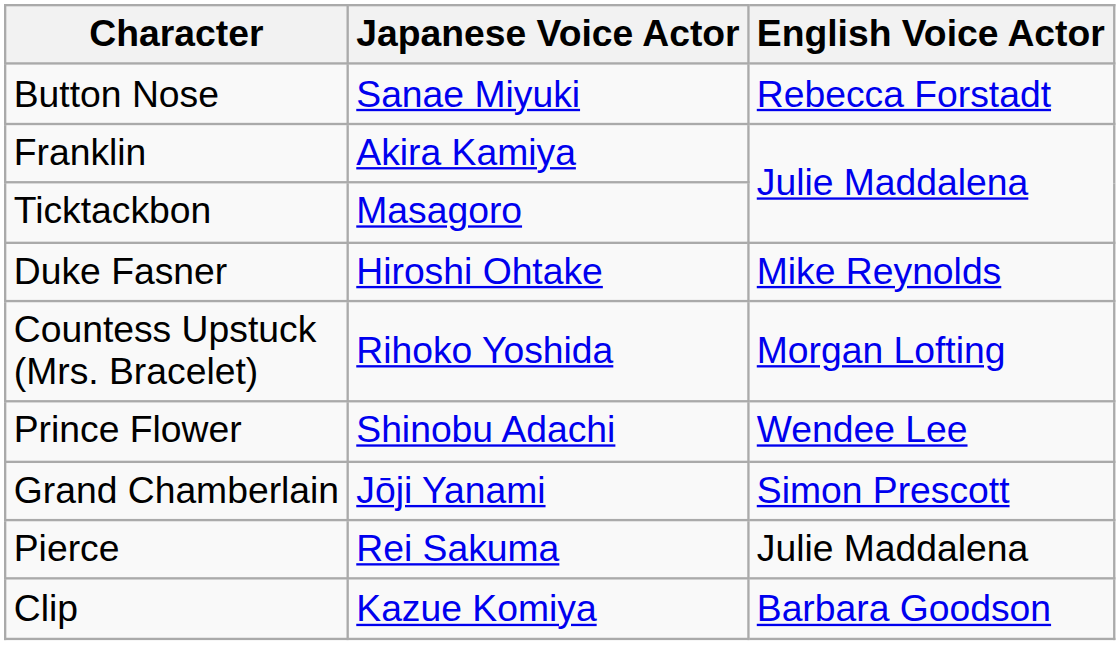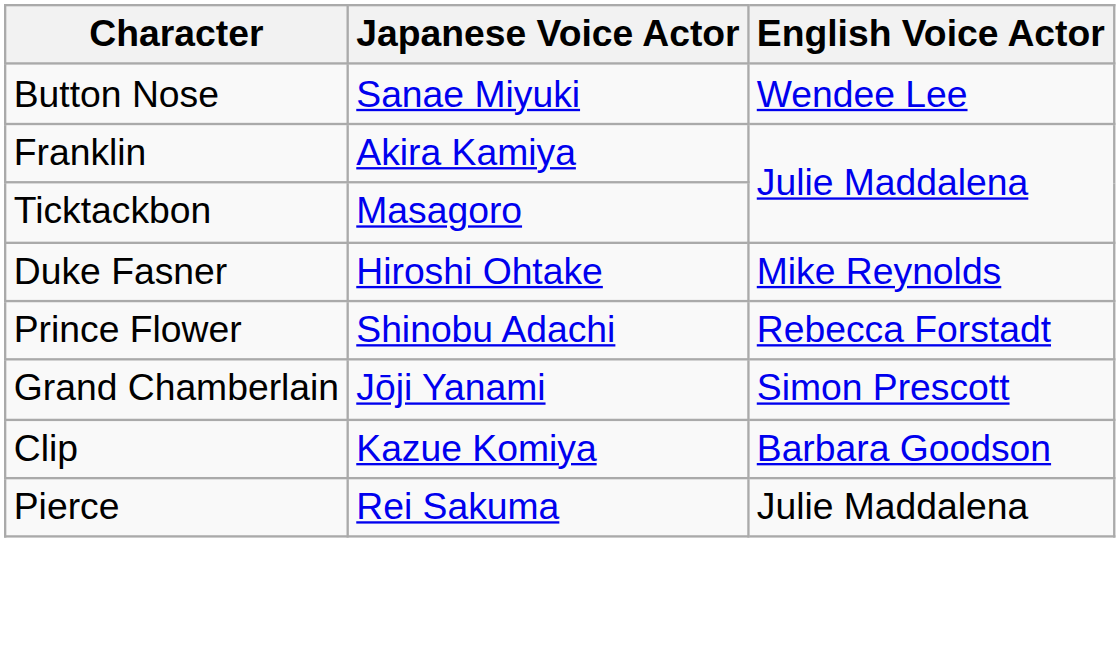(904, 93) Rebecca Forstadt -> (862, 93) Wendee Lee
- row: (165, 350)
(862, 430) Wendee Lee -> (904, 329) Rebecca Forstadt
rows swapped: (46, 608) <-> (67, 548)
